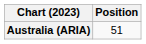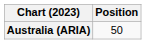(117, 30) 51 -> (117, 30) 50
